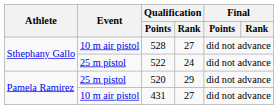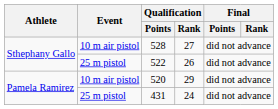(189, 62) 24 -> (189, 62) 26
(103, 79) 25 m pistol -> (110, 79) 10 m air pistol
(110, 96) 10 m air pistol -> (103, 96) 25 m pistol
(189, 96) 27 -> (189, 96) 24
